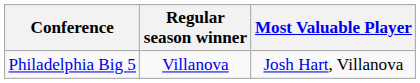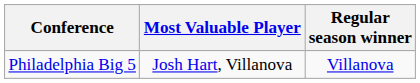columns swapped: (195, 27) <-> (333, 27)
